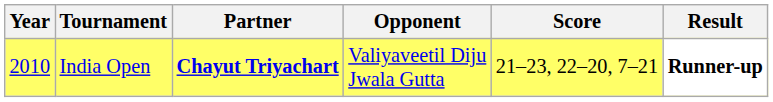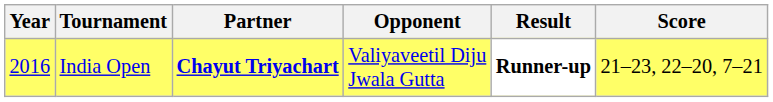columns swapped: (577, 21) <-> (715, 21)
(30, 67) 2010 -> (30, 67) 2016
